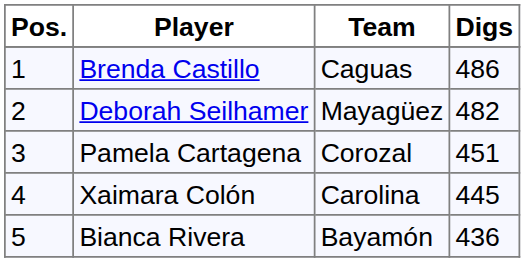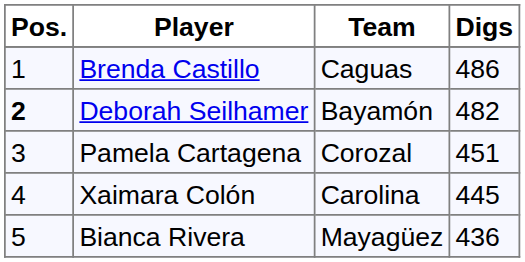(18, 110) normal -> (18, 110) bold
(382, 110) Mayagüez -> (377, 110) Bayamón
(377, 236) Bayamón -> (382, 236) Mayagüez
